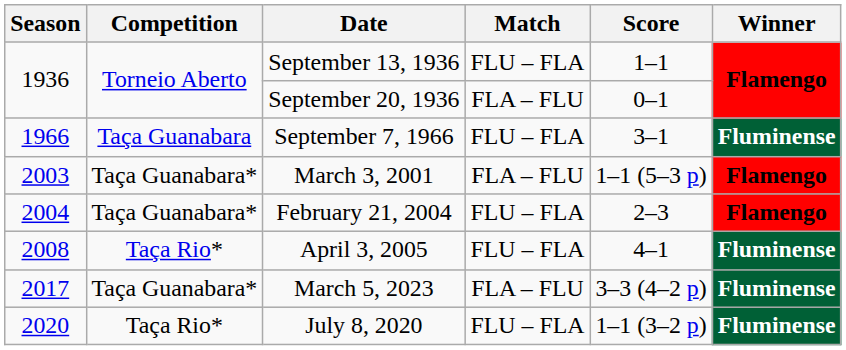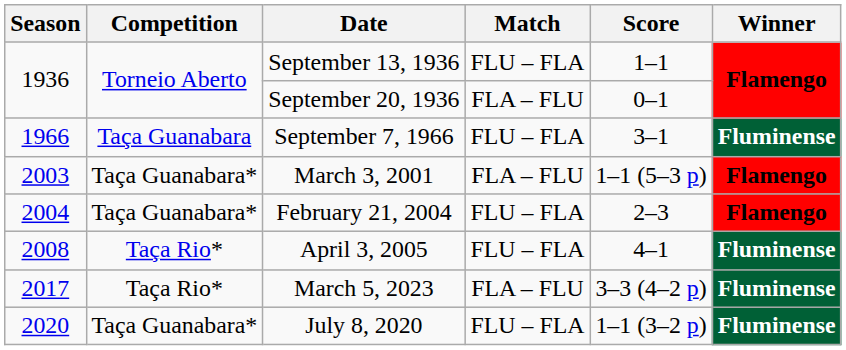(174, 288) Taça Guanabara* -> (174, 288) Taça Rio*
(174, 325) Taça Rio* -> (174, 325) Taça Guanabara*
